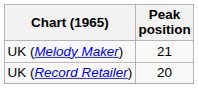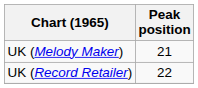(165, 72) 20 -> (165, 72) 22
